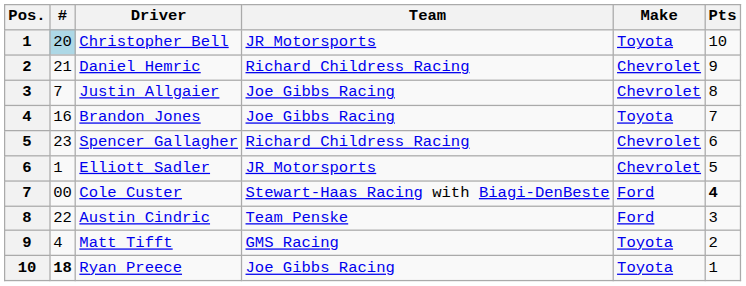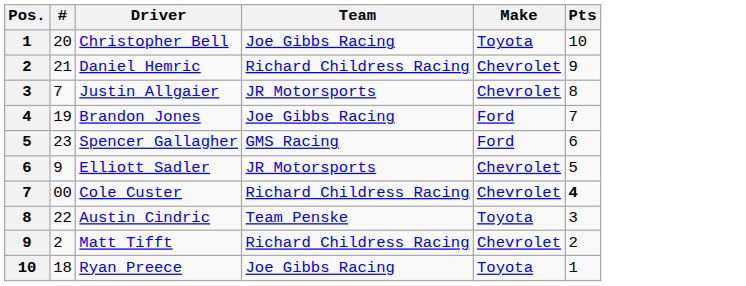(63, 43) lightblue background -> (63, 43) no background
(311, 43) JR Motorsports -> (320, 43) Joe Gibbs Racing
(320, 93) Joe Gibbs Racing -> (311, 93) JR Motorsports
(63, 118) 16 -> (63, 118) 19
(645, 118) Toyota -> (496, 118) Ford
(358, 143) Richard Childress Racing -> (292, 143) GMS Racing
(659, 143) Chevrolet -> (496, 143) Ford
(58, 168) 1 -> (58, 168) 9
(428, 193) Stewart-Haas Racing with Biagi-DenBeste -> (358, 193) Richard Childress Racing
(636, 193) Ford -> (519, 193) Chevrolet
(636, 219) Ford -> (505, 219) Toyota
(58, 244) 4 -> (58, 244) 2
(292, 244) GMS Racing -> (358, 244) Richard Childress Racing
(645, 244) Toyota -> (519, 244) Chevrolet
(63, 269) bold -> (63, 269) normal
